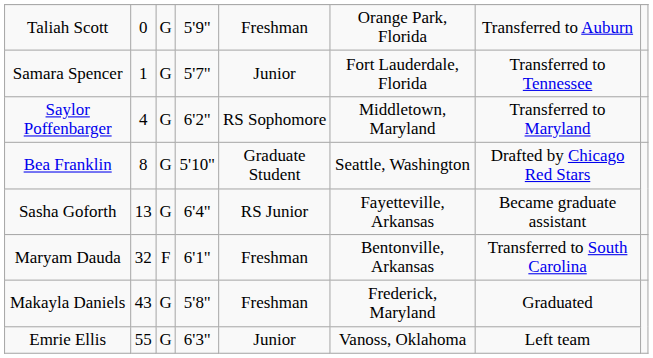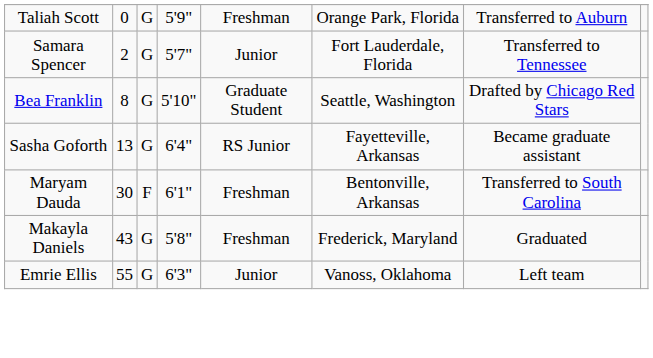(143, 73) 1 -> (125, 54) 2
- row: (68, 119)
(143, 257) 32 -> (125, 192) 30
